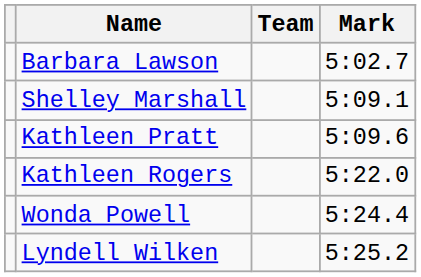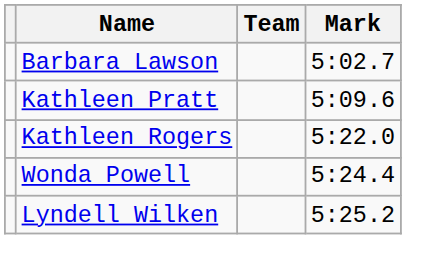- row: (134, 100)
